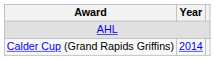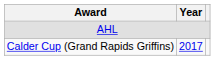(191, 47) 2014 -> (191, 47) 2017
